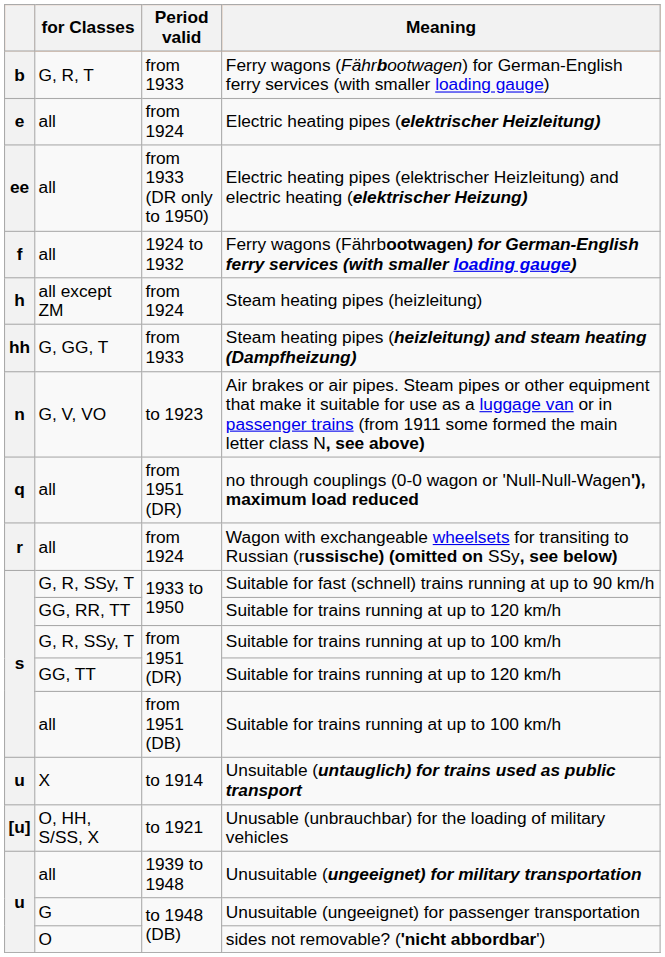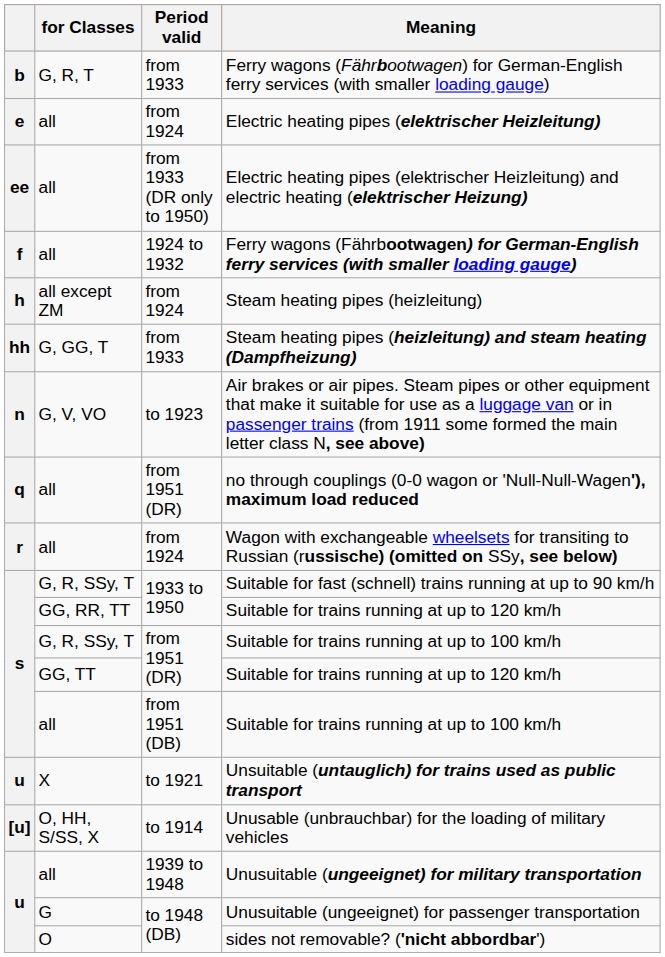(174, 780) to 1914 -> (174, 780) to 1921
(174, 827) to 1921 -> (174, 827) to 1914
